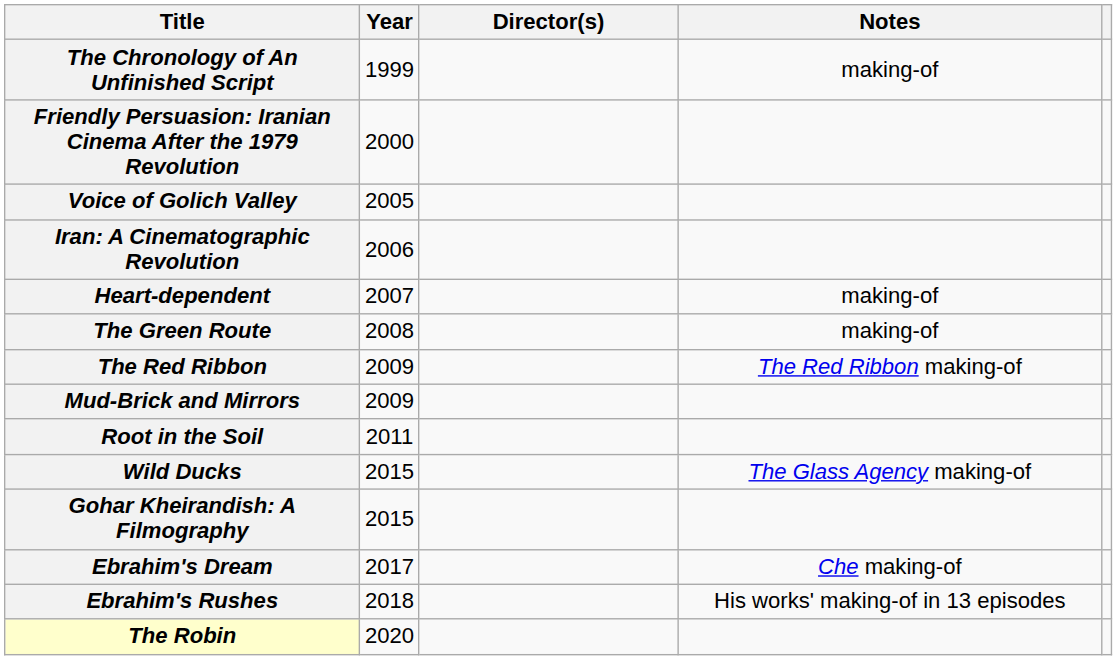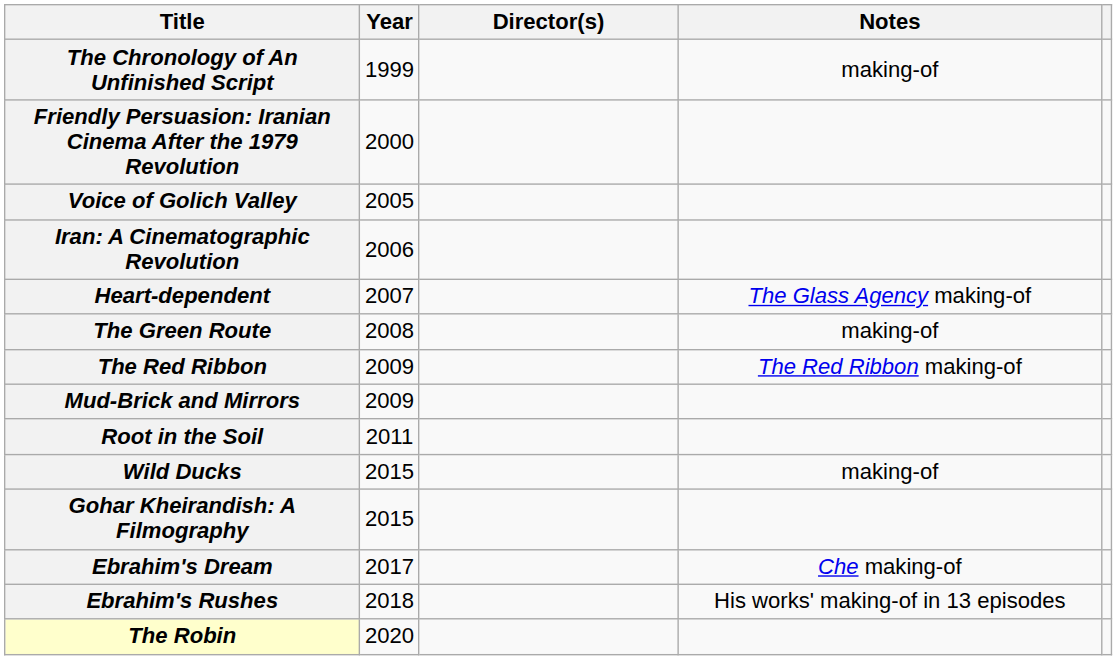(890, 296) making-of -> (890, 296) The Glass Agency making-of
(890, 471) The Glass Agency making-of -> (890, 471) making-of
